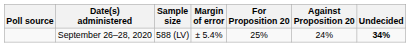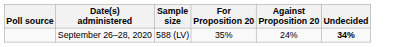- column: (209, 17)
(259, 35) 25% -> (224, 35) 35%
